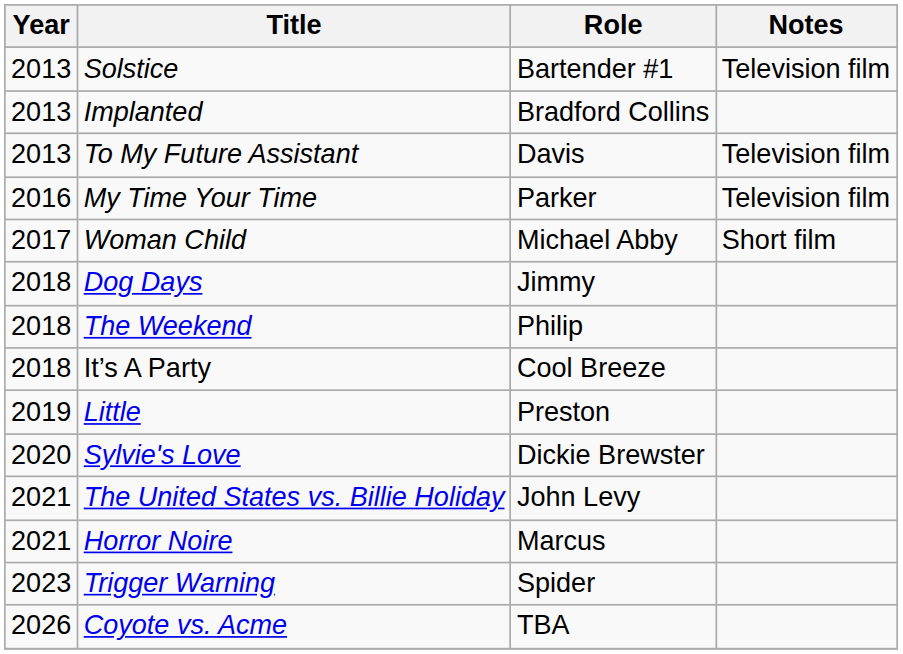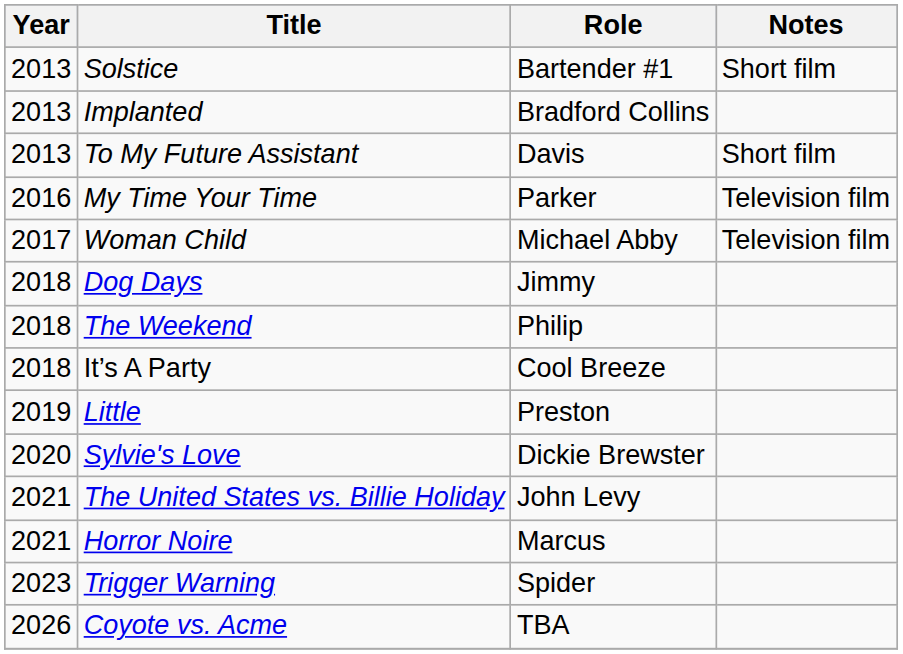(806, 68) Television film -> (779, 68) Short film
(806, 154) Television film -> (779, 154) Short film
(779, 240) Short film -> (806, 240) Television film
